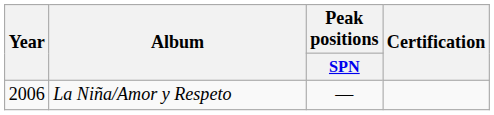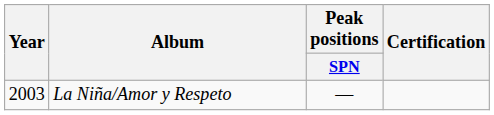(27, 94) 2006 -> (27, 94) 2003
